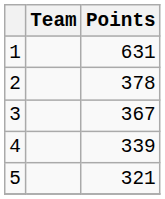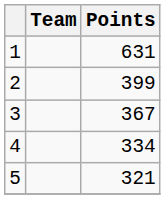(138, 84) 378 -> (138, 84) 399
(138, 147) 339 -> (138, 147) 334
